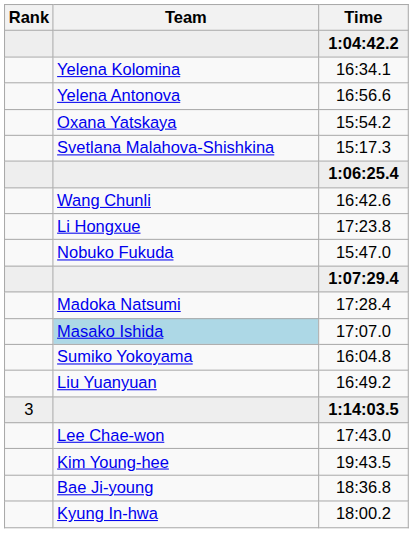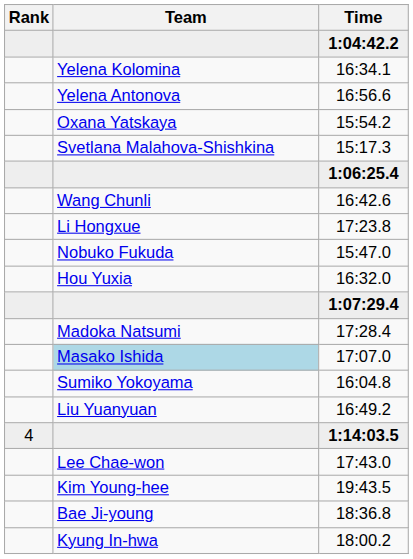+ row: (363, 278)
(29, 409) 3 -> (29, 435) 4
